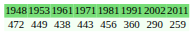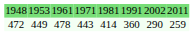(62, 24) 438 -> (62, 24) 478
(109, 24) 456 -> (109, 24) 414
